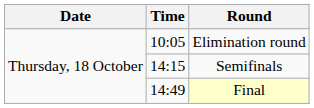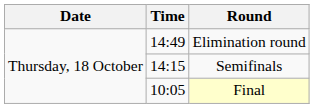(168, 41) 10:05 -> (168, 41) 14:49
(168, 90) 14:49 -> (168, 90) 10:05
